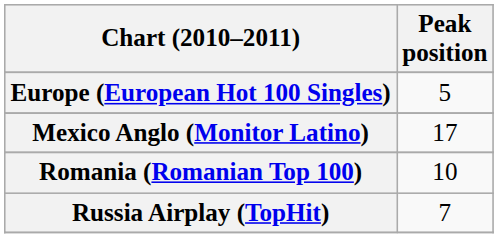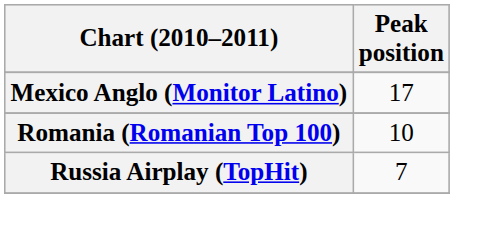- row: (201, 92)
